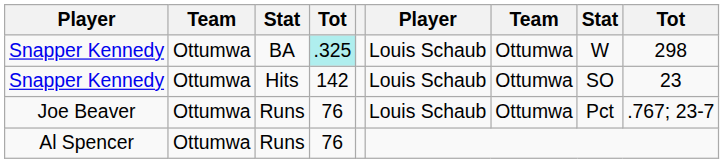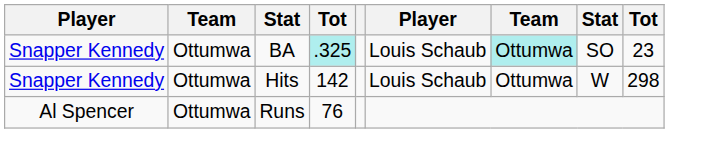(534, 50) no background -> (534, 50) paleturquoise background
(600, 50) W -> (600, 50) SO
(671, 50) 298 -> (643, 50) 23
(600, 81) SO -> (600, 81) W
(671, 81) 23 -> (643, 81) 298
- row: (87, 111)
